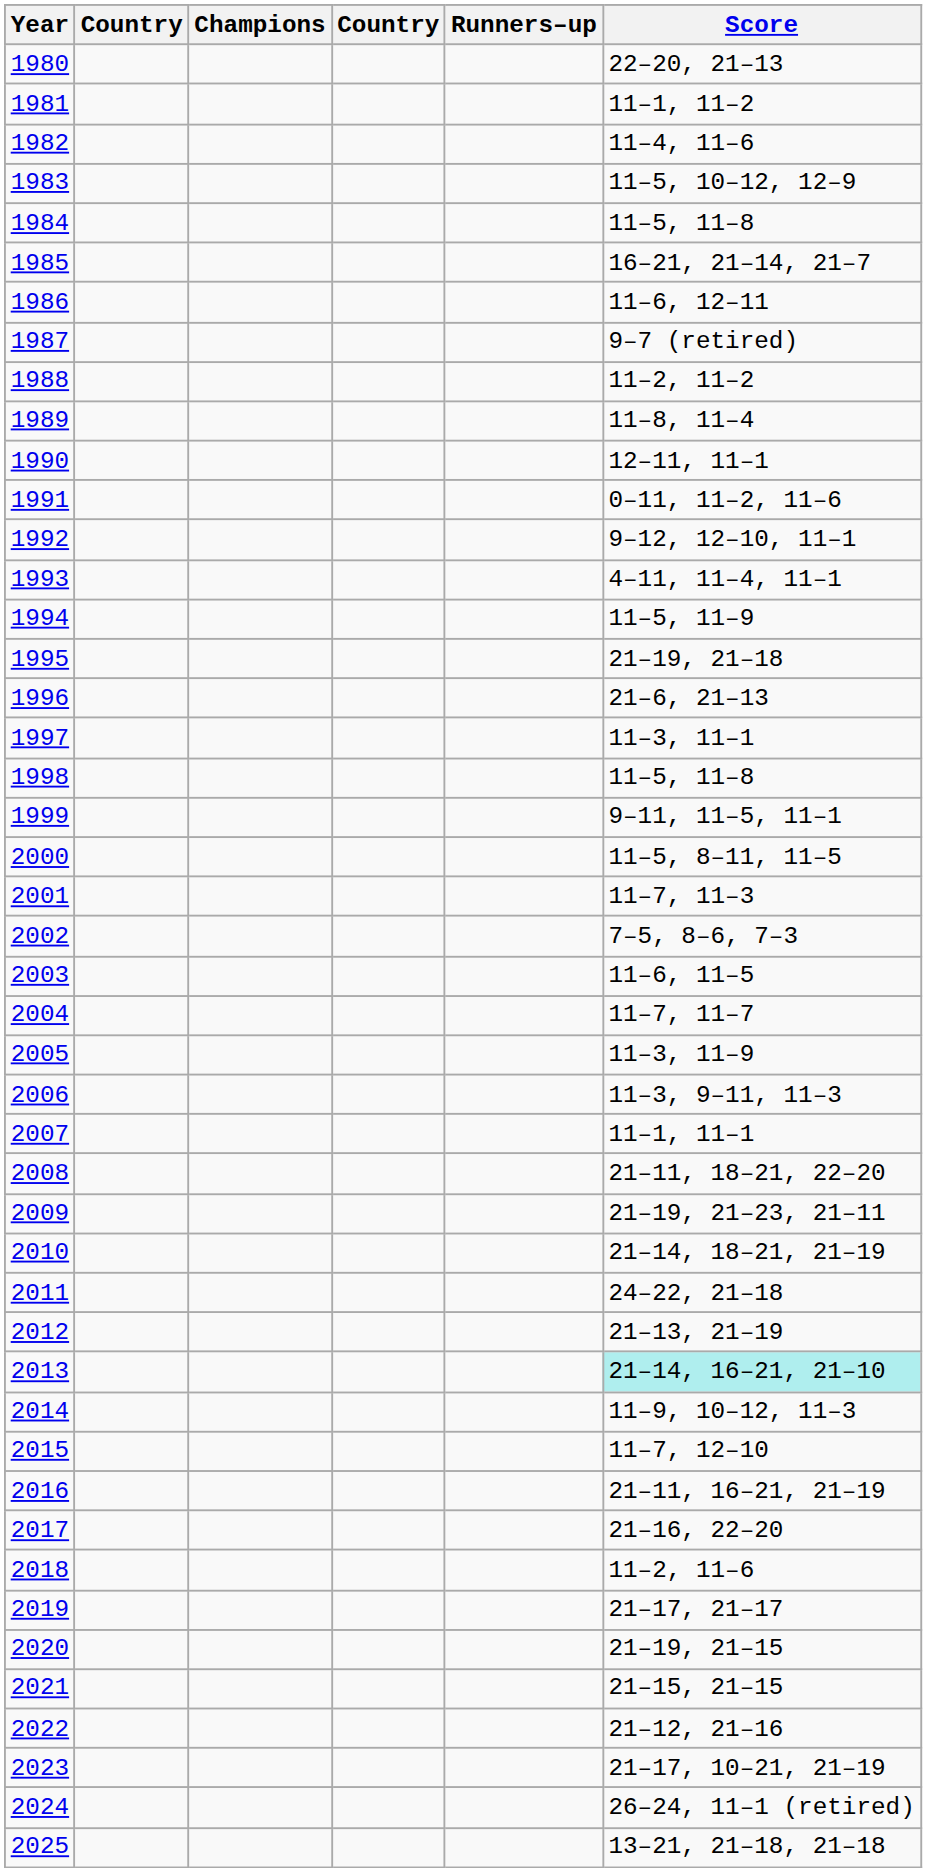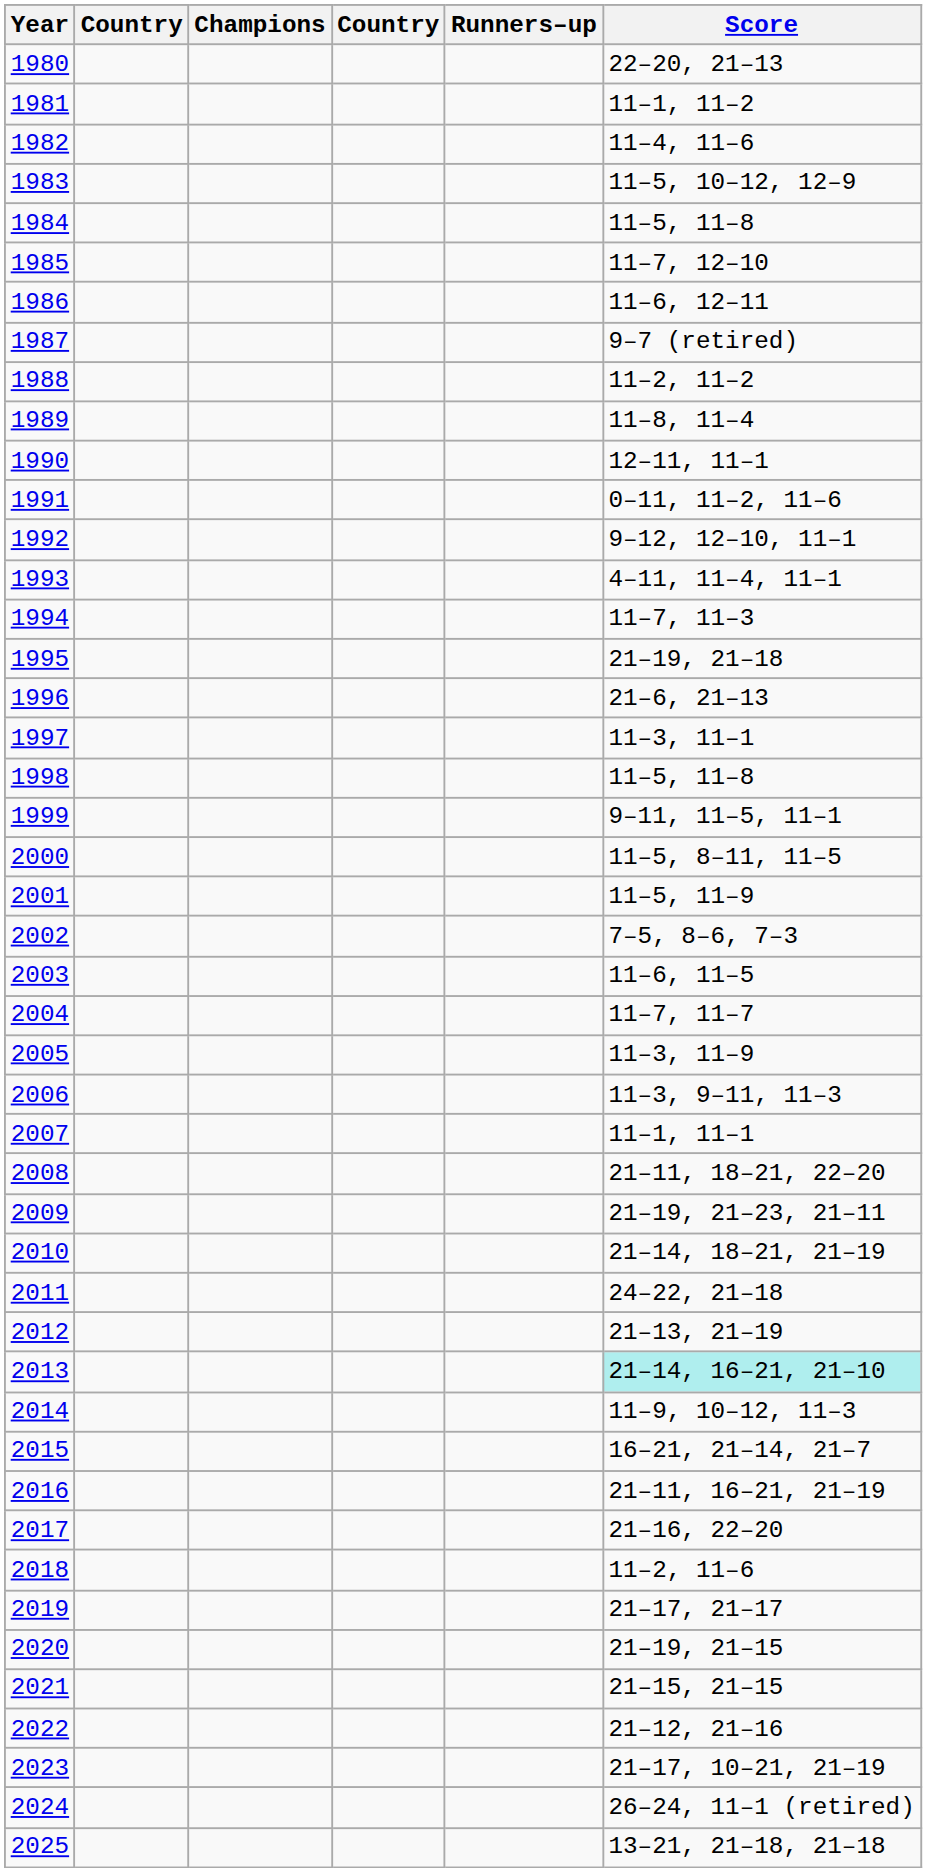(740, 262) 16–21, 21–14, 21–7 -> (689, 262) 11–7, 12–10
(681, 619) 11–5, 11–9 -> (681, 619) 11–7, 11–3
(681, 896) 11–7, 11–3 -> (681, 896) 11–5, 11–9
(689, 1451) 11–7, 12–10 -> (740, 1451) 16–21, 21–14, 21–7
